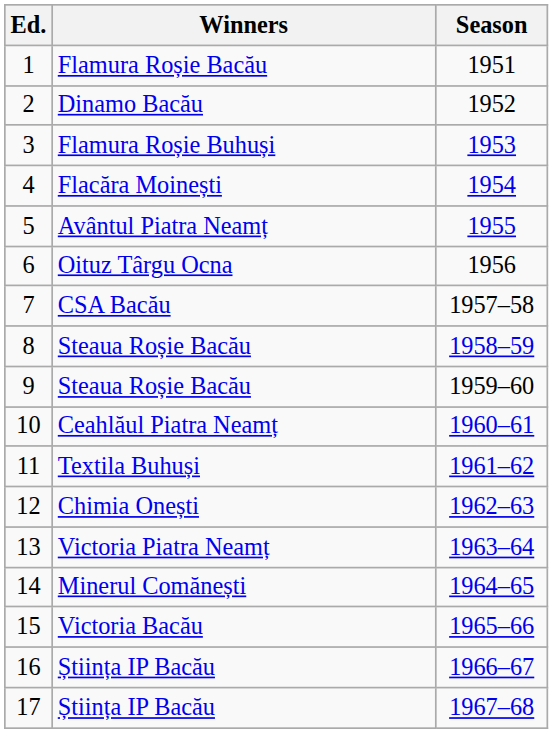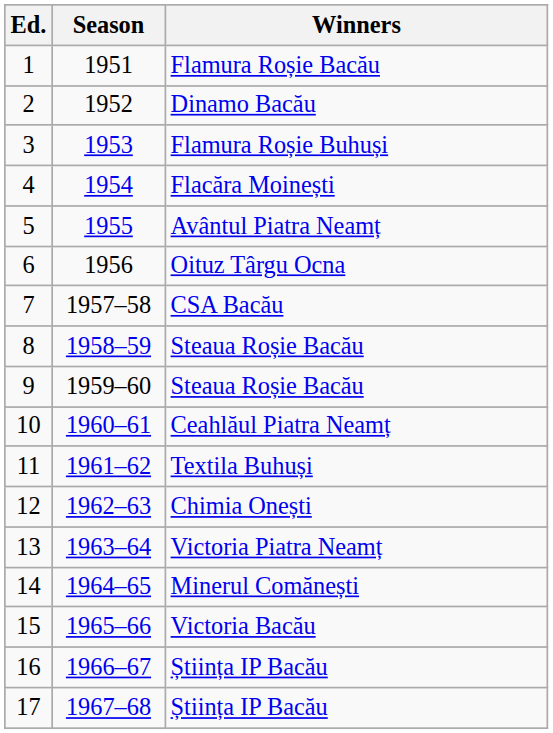columns swapped: (492, 24) <-> (244, 24)
